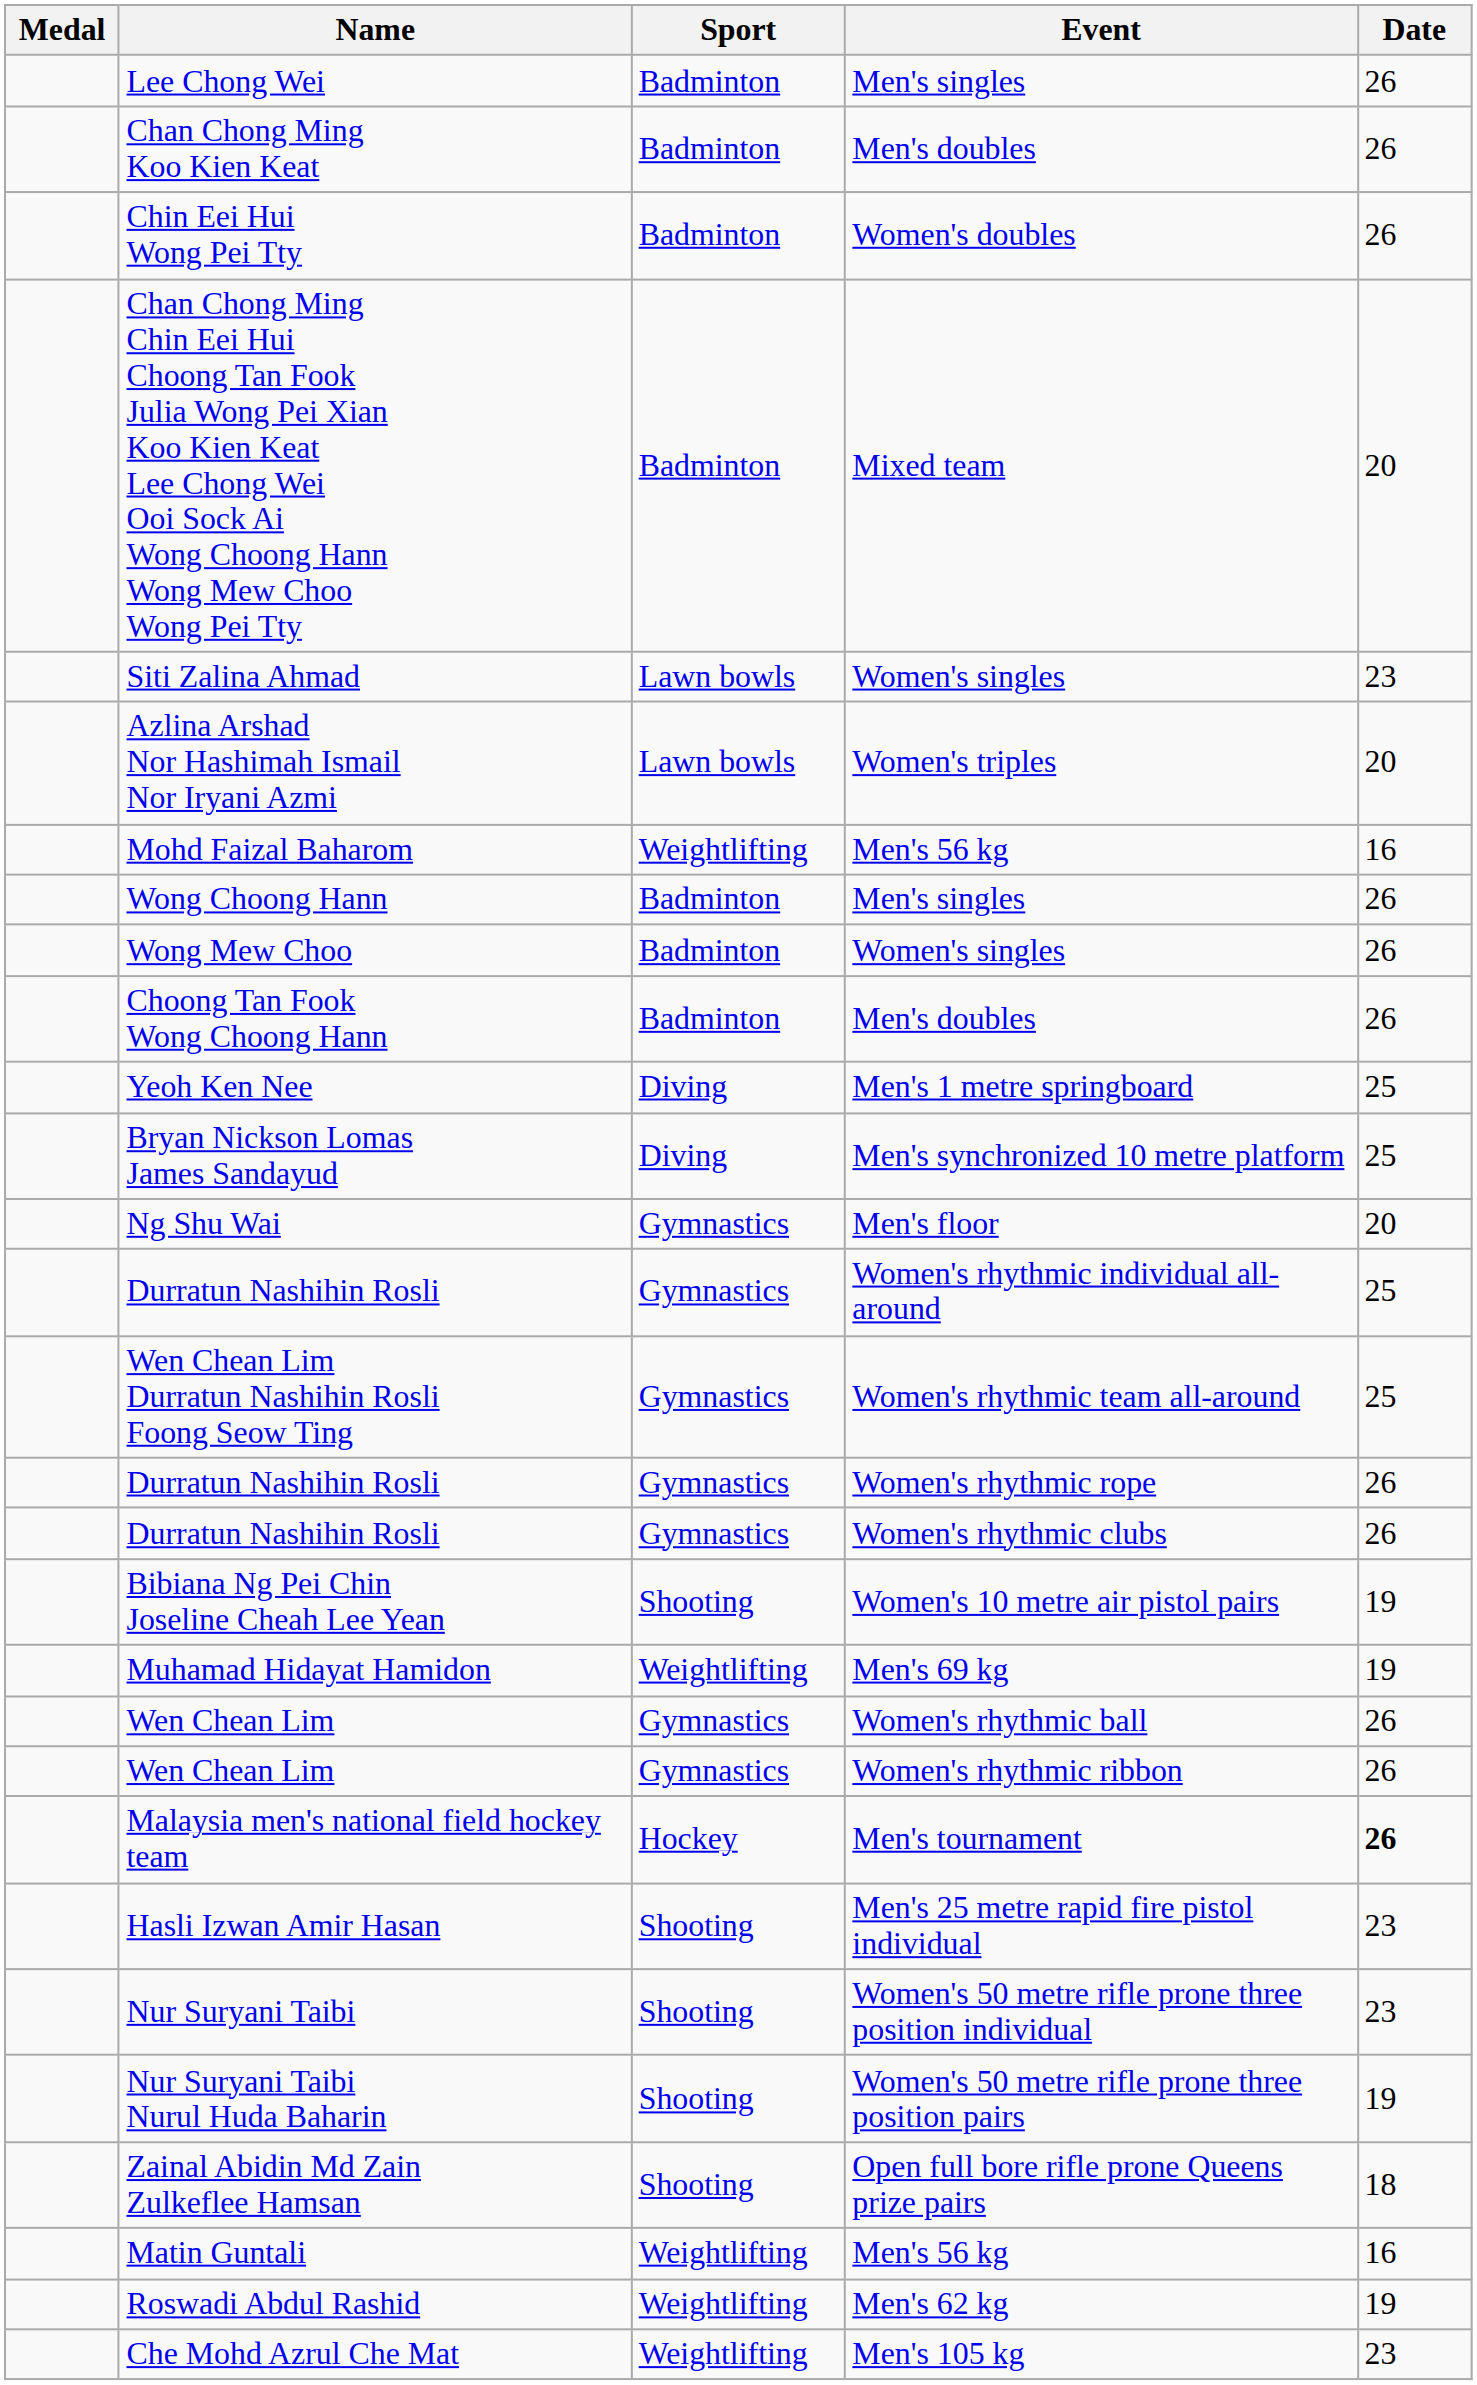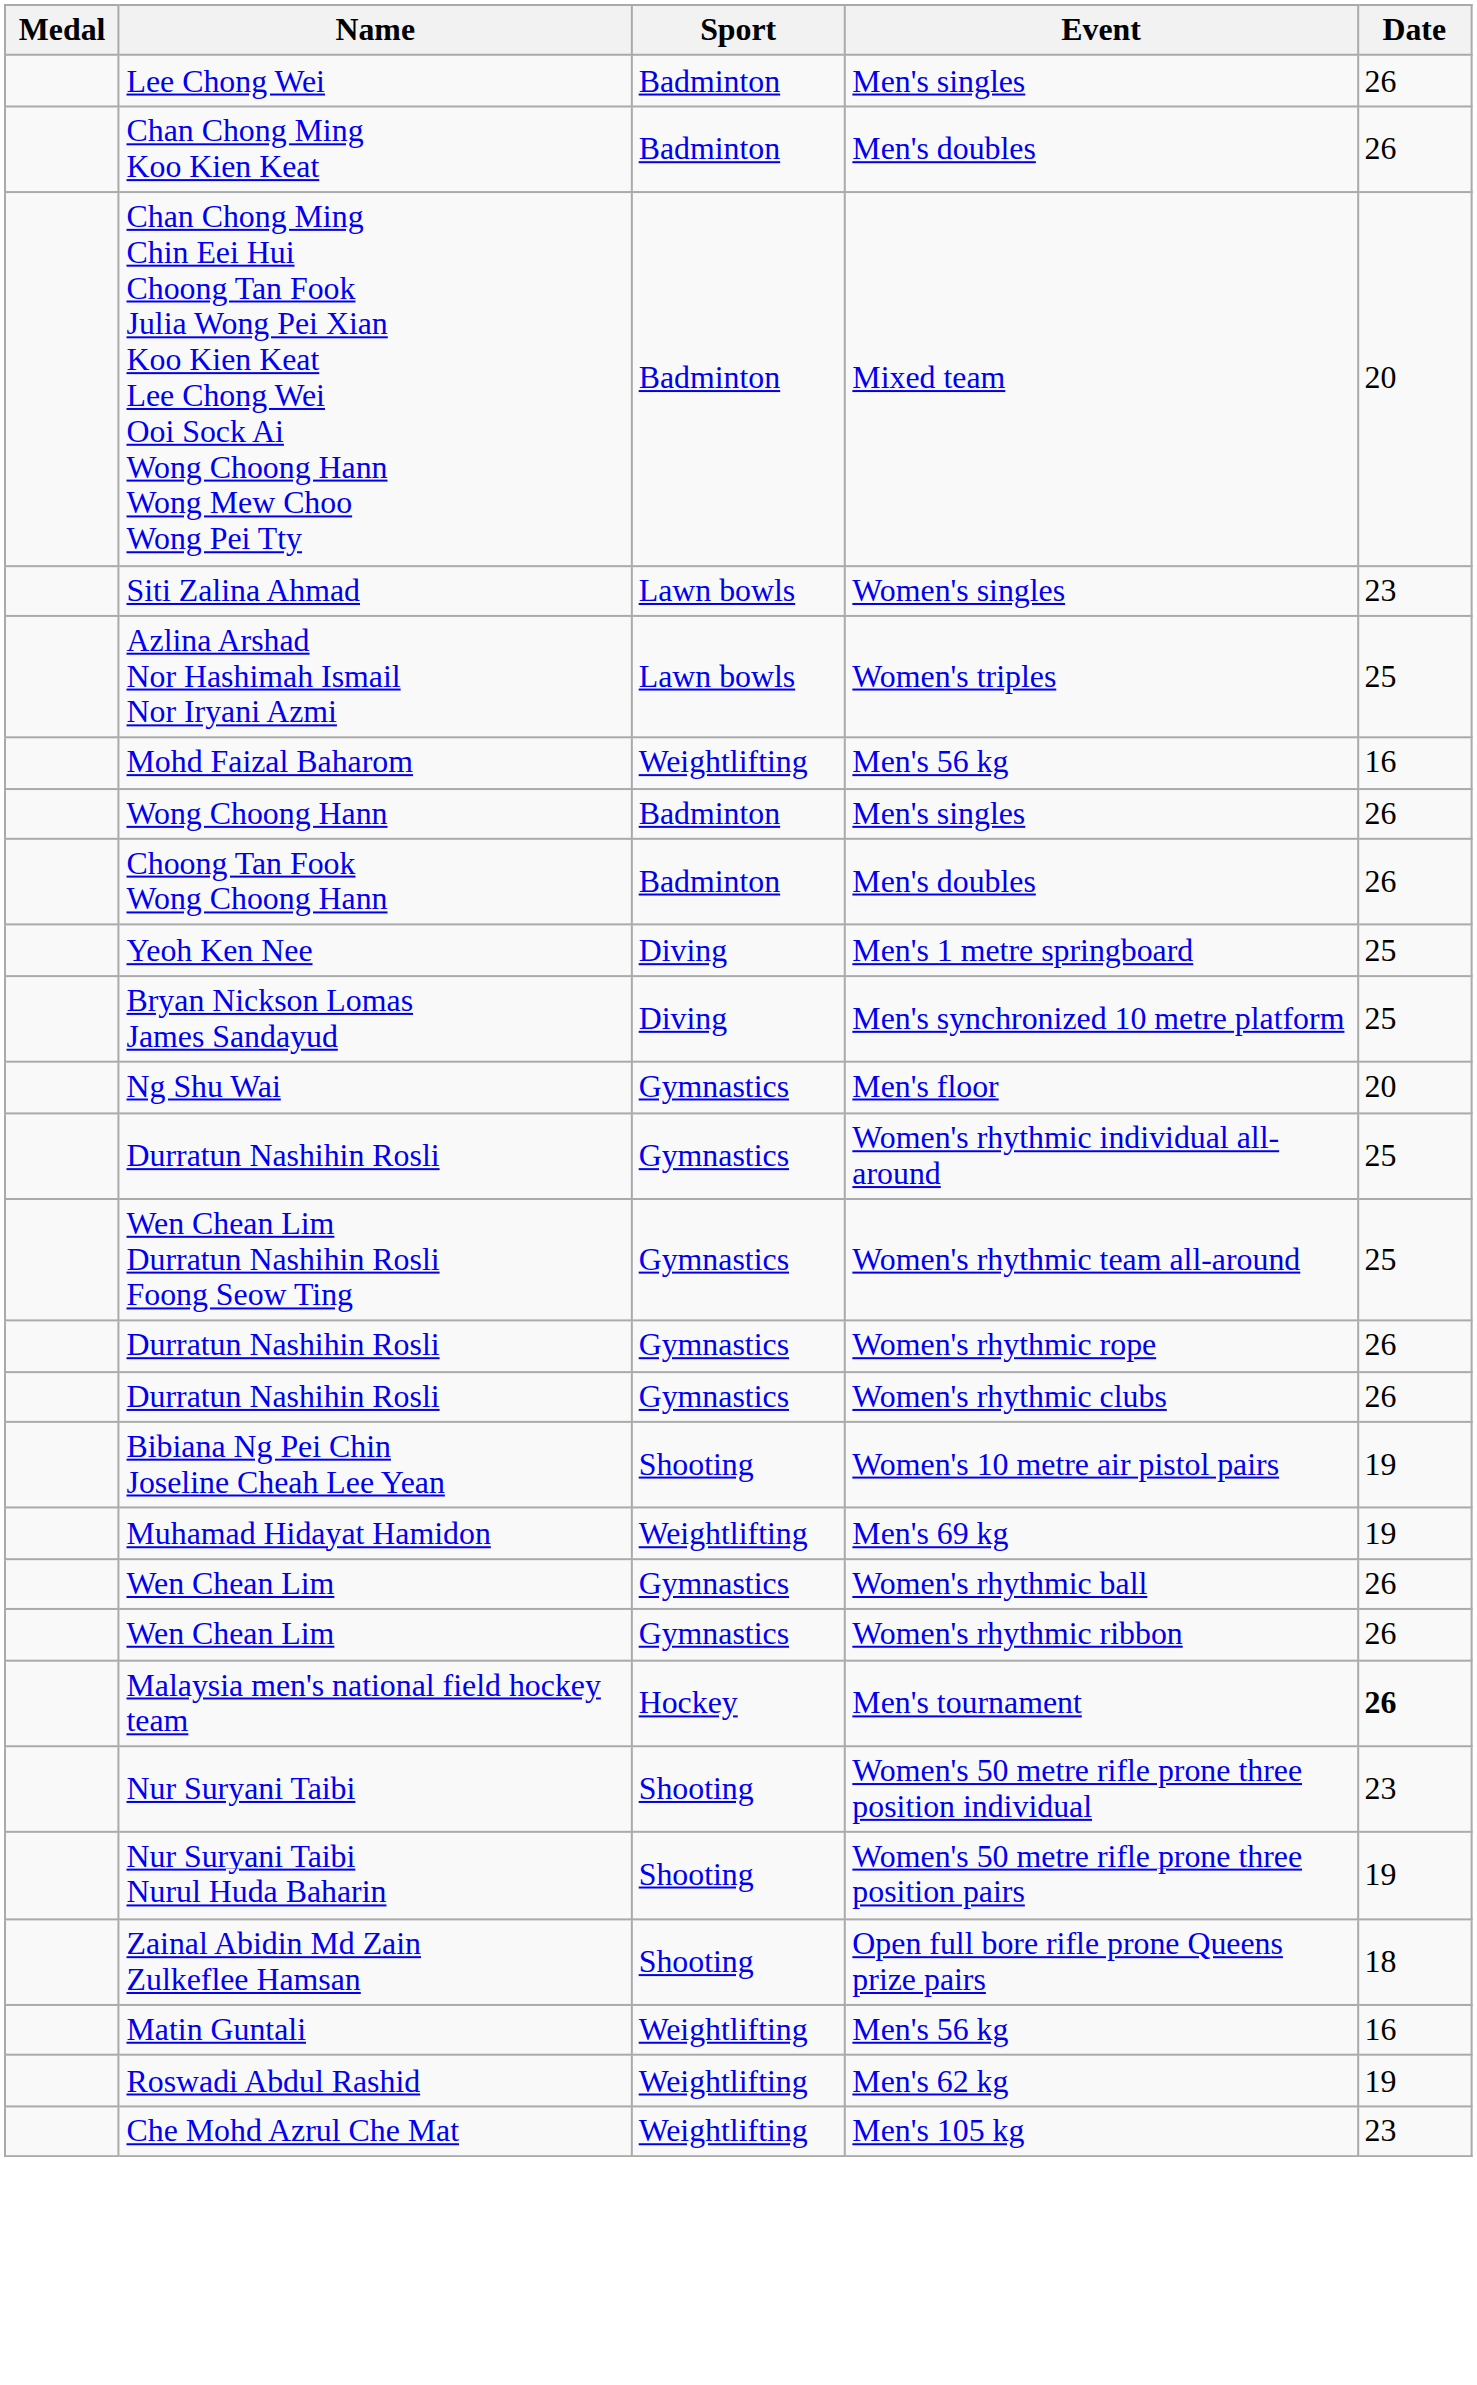- row: (214, 234)
(1380, 762) 20 -> (1380, 676) 25
- row: (239, 949)
- row: (283, 1925)
